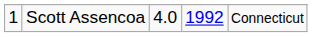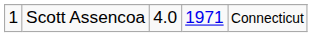(204, 18) 1992 -> (204, 18) 1971
